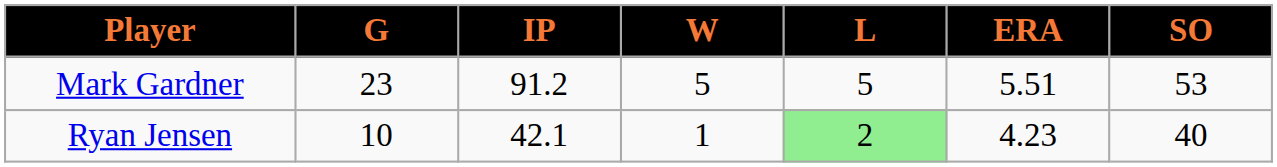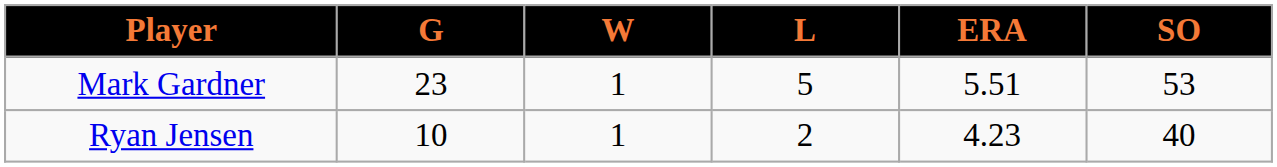- column: (539, 30)
(702, 82) 5 -> (618, 82) 1
(865, 135) lightgreen background -> (805, 135) no background
